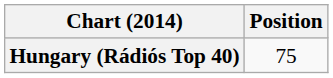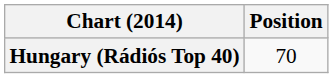(286, 55) 75 -> (286, 55) 70
